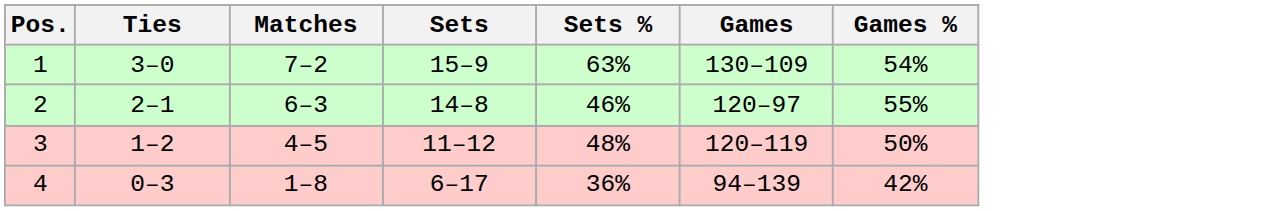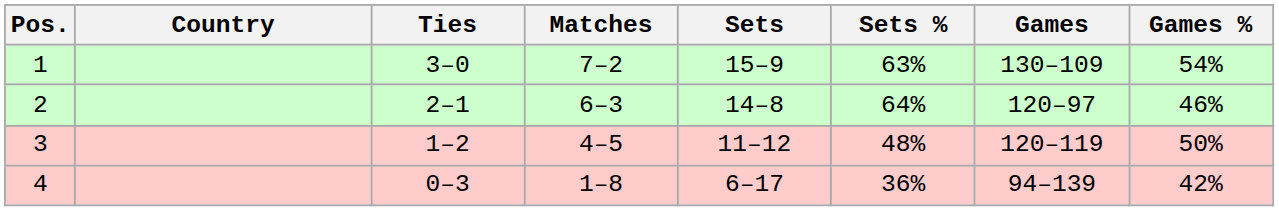+ column: (223, 25)
(608, 105) 46% -> (903, 105) 64%
(905, 105) 55% -> (1201, 105) 46%
